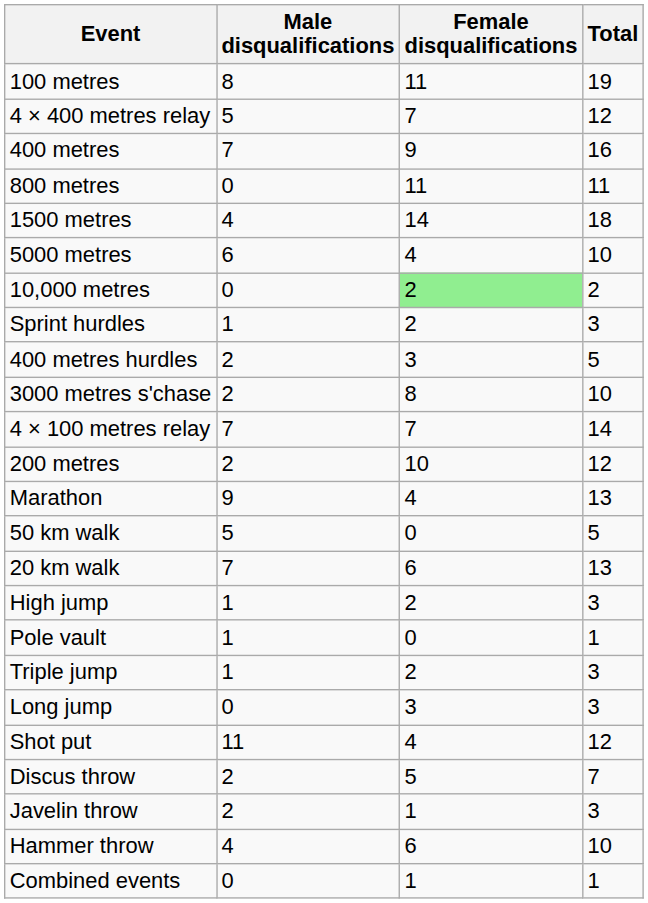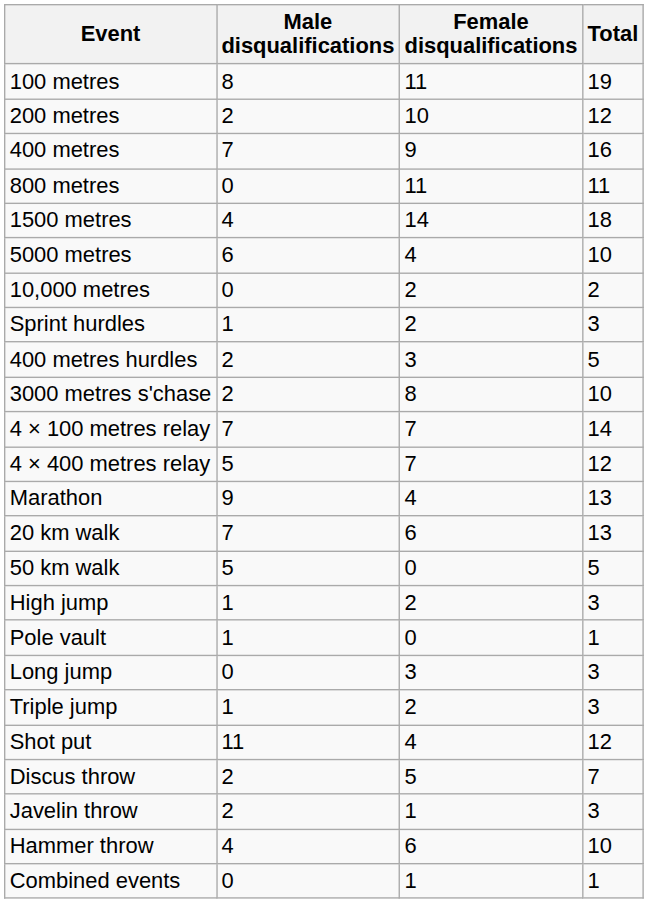rows swapped: (65, 463) <-> (110, 116)
(411, 289) lightgreen background -> (411, 289) no background
rows swapped: (65, 567) <-> (65, 533)
rows swapped: (61, 707) <-> (64, 672)
